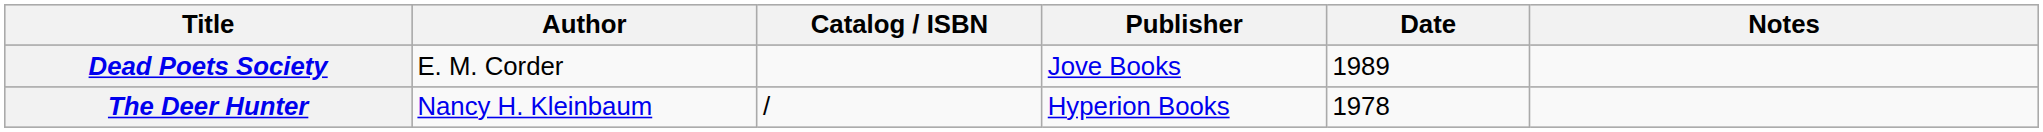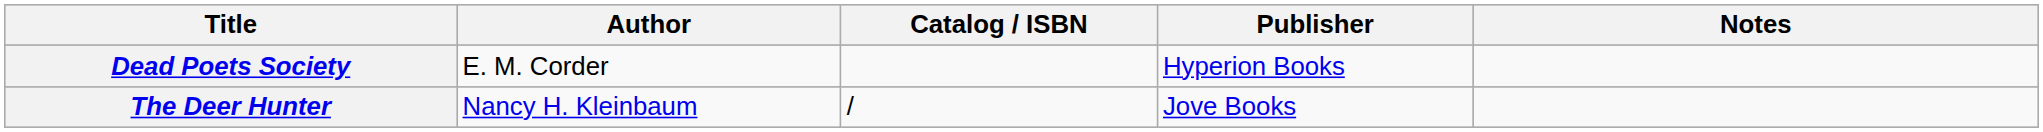- column: (1428, 24)
(1114, 65) Jove Books -> (1254, 65) Hyperion Books
(1139, 106) Hyperion Books -> (1230, 106) Jove Books
